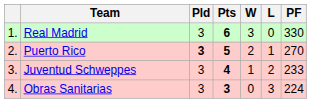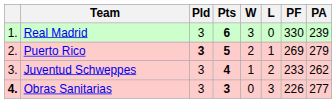+ column: (319, 13)
(294, 51) 270 -> (294, 51) 269
(13, 88) normal -> (13, 88) bold
(294, 88) 224 -> (294, 88) 226
